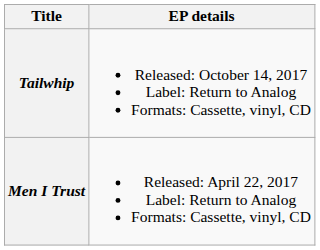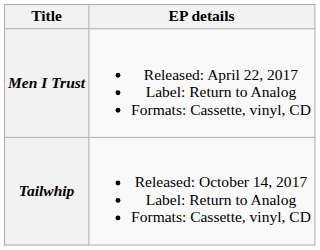rows swapped: (47, 191) <-> (47, 83)
